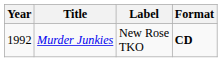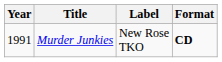(19, 40) 1992 -> (19, 40) 1991
